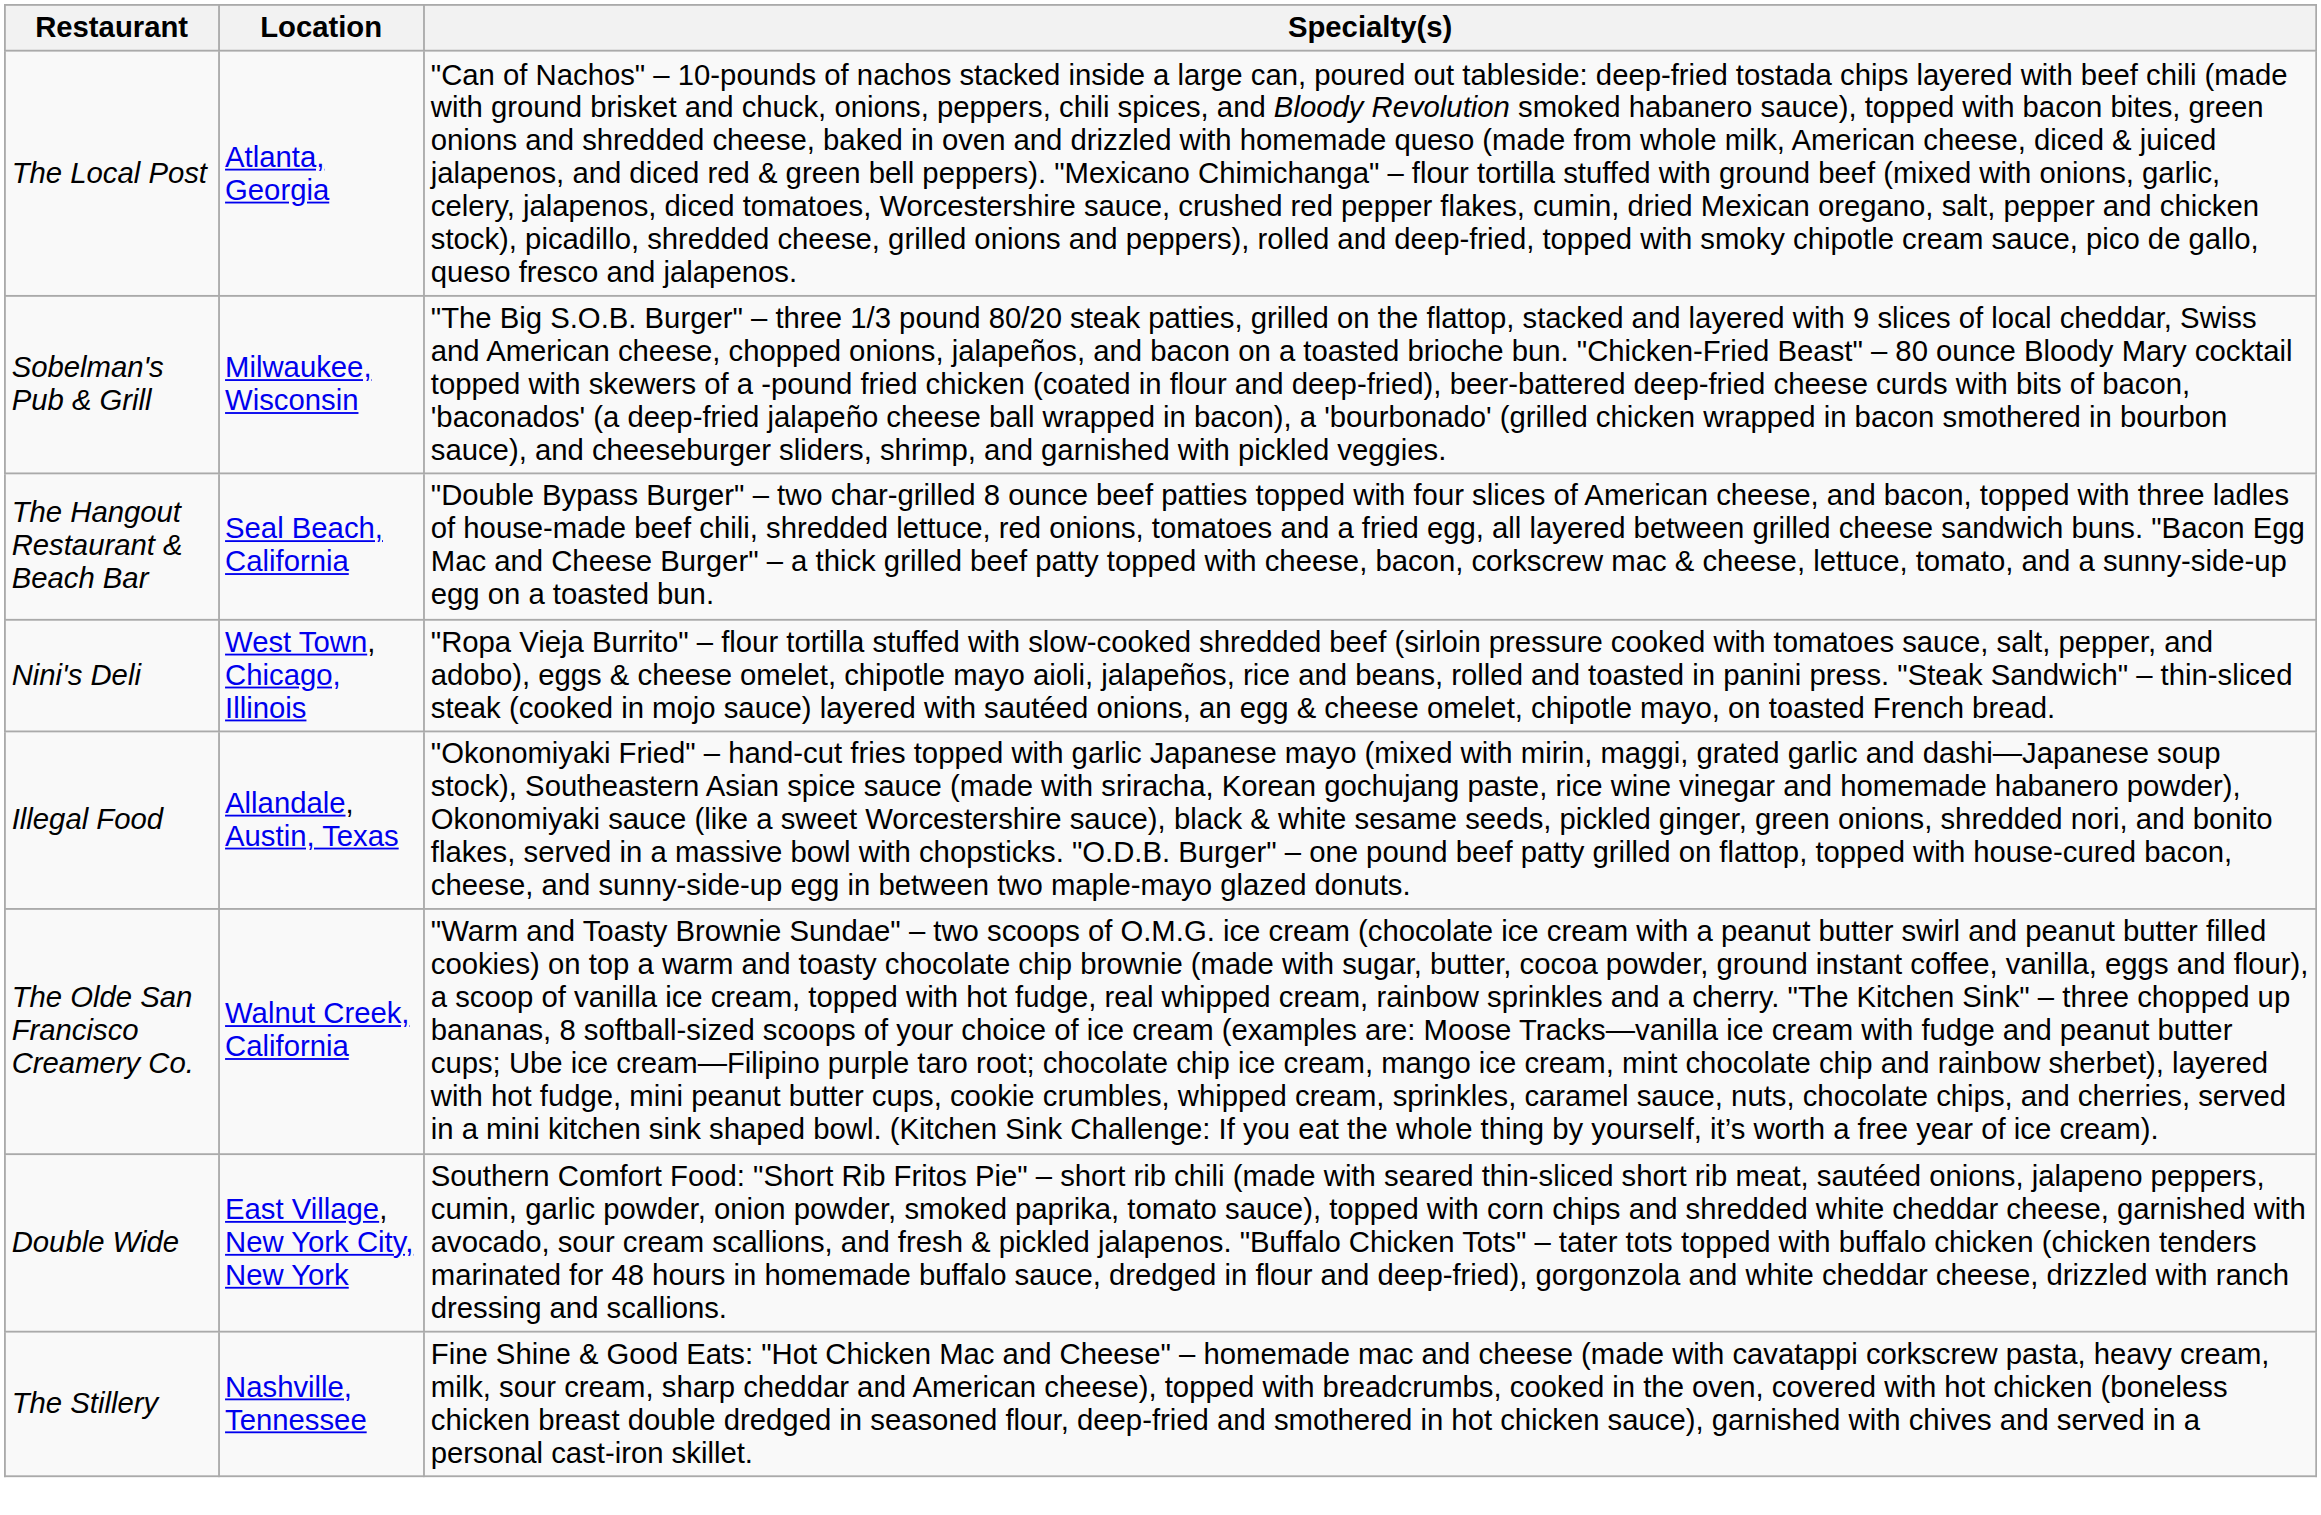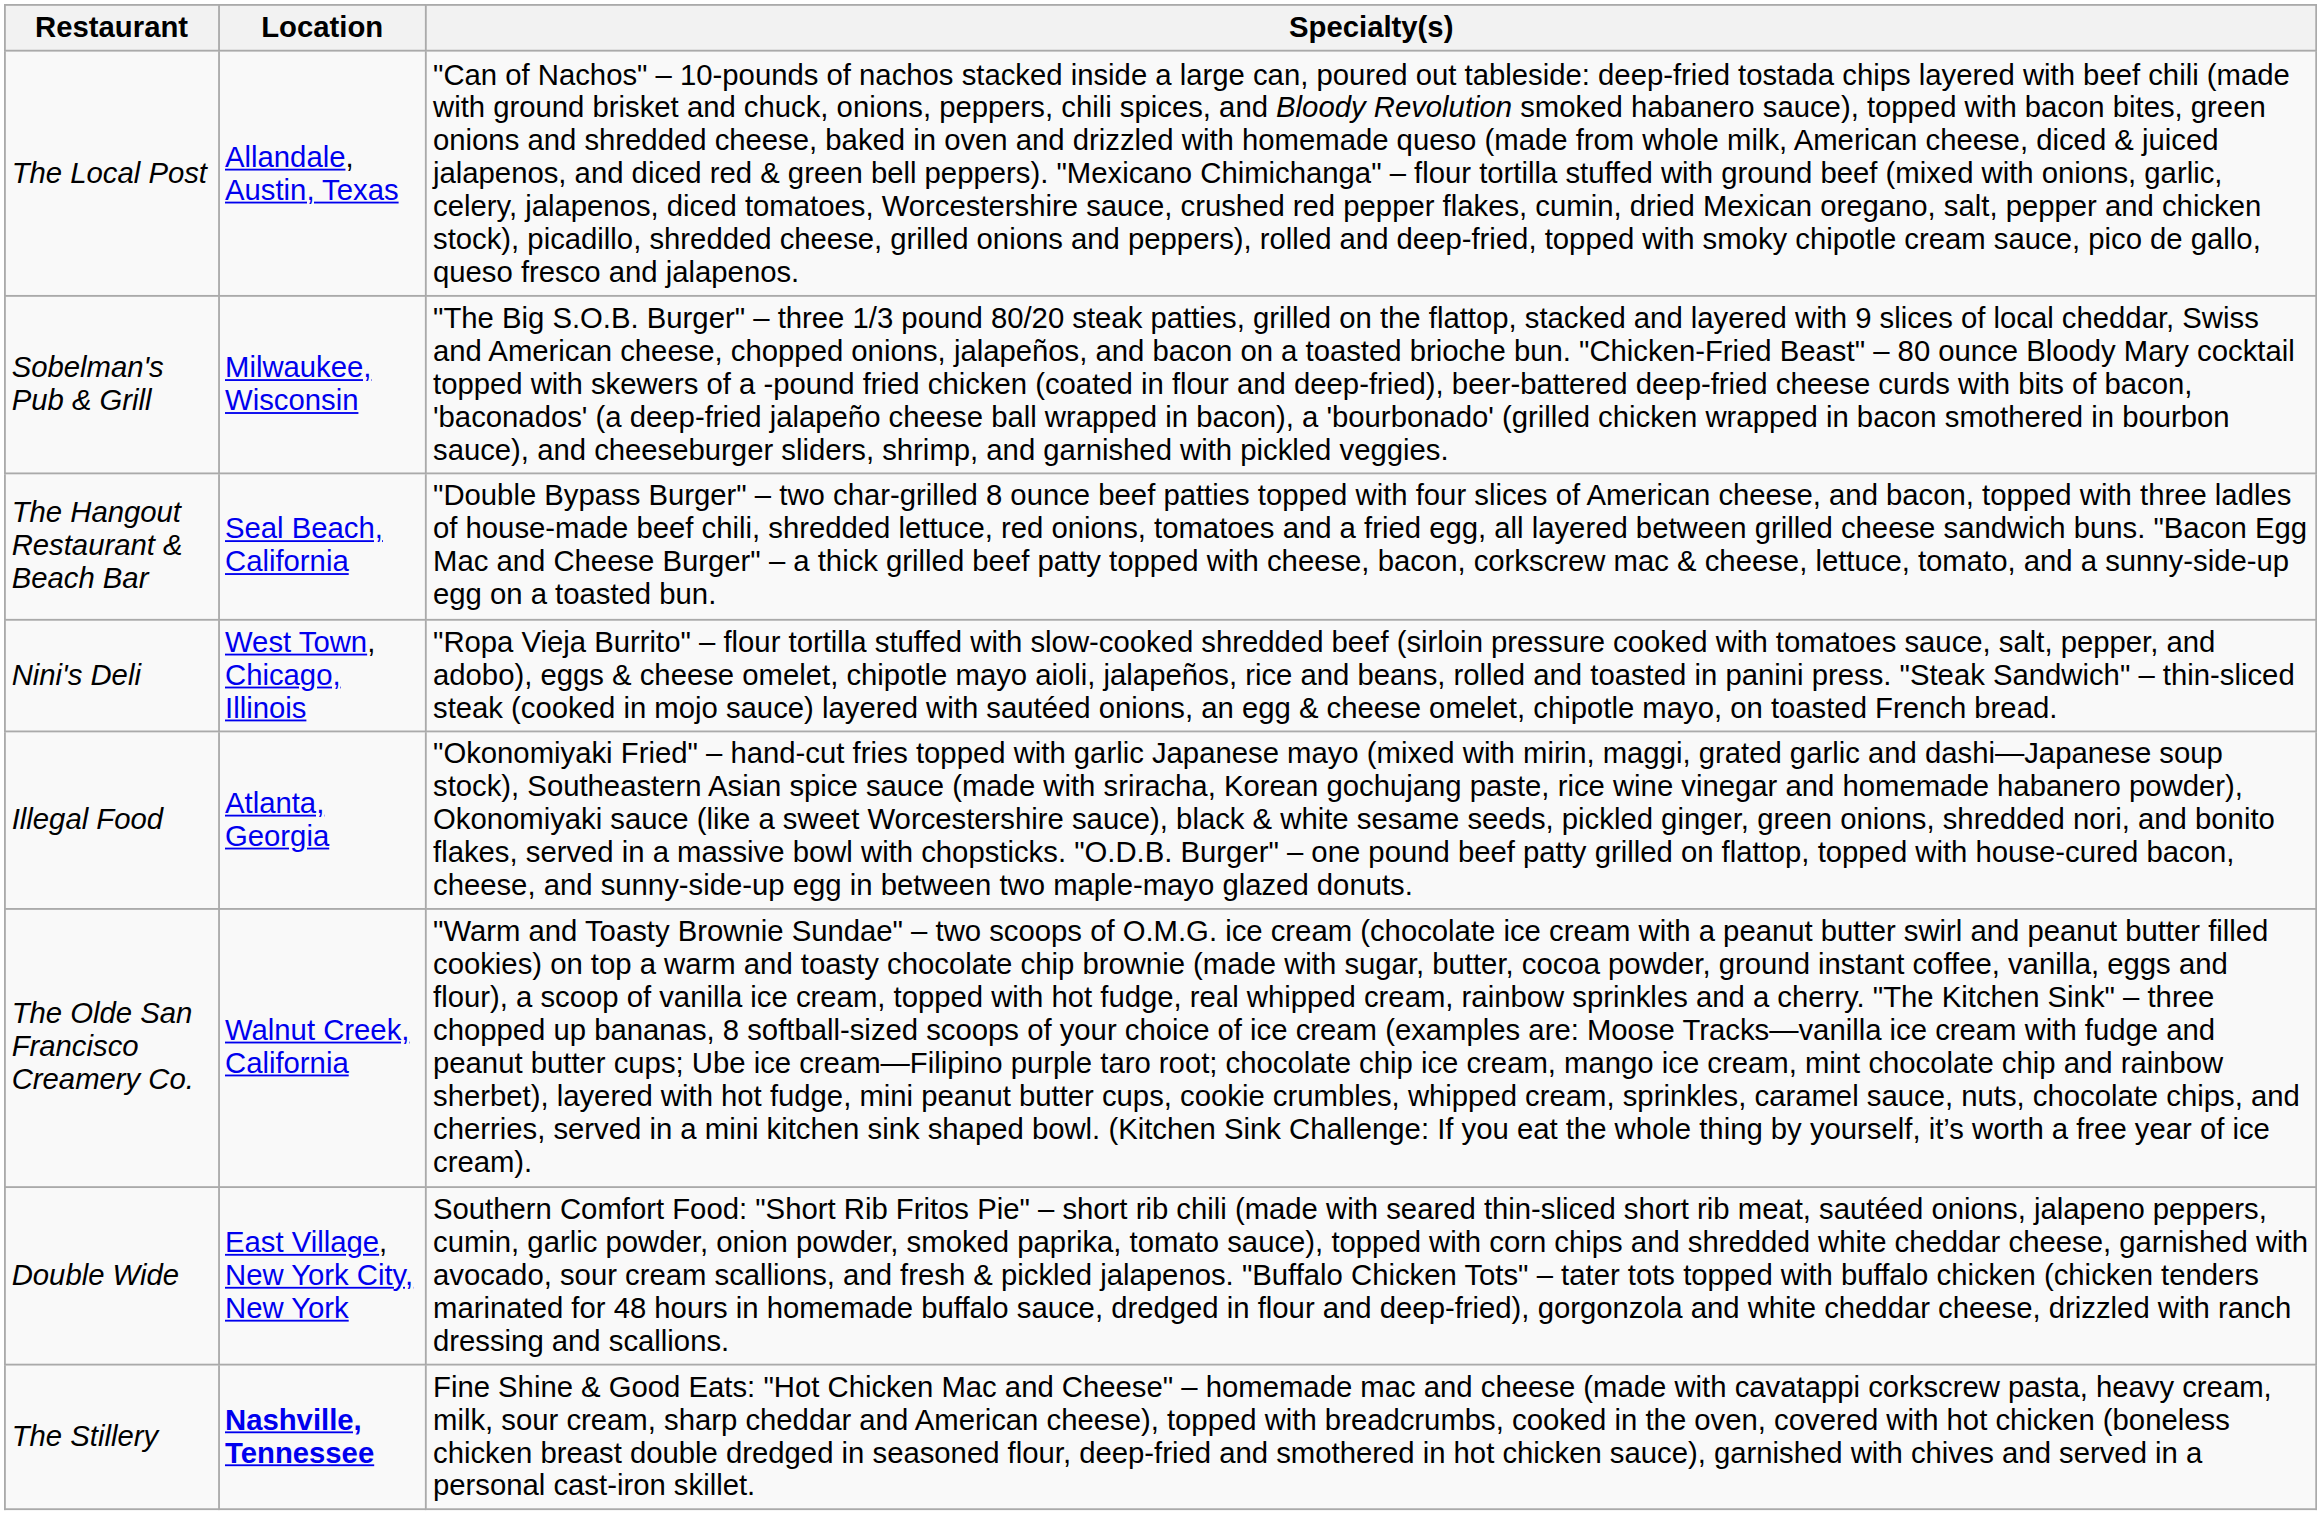(277, 172) Atlanta, Georgia -> (312, 172) Allandale, Austin, Texas
(312, 819) Allandale, Austin, Texas -> (277, 819) Atlanta, Georgia
(296, 1403) normal -> (300, 1436) bold
